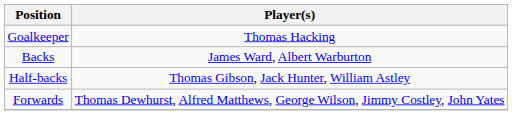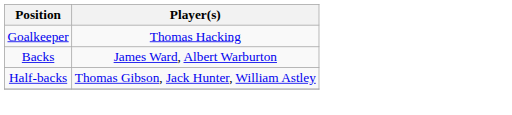- row: (38, 99)
